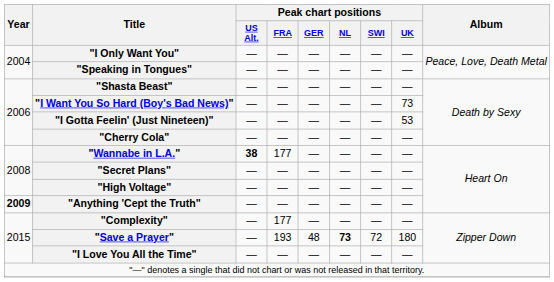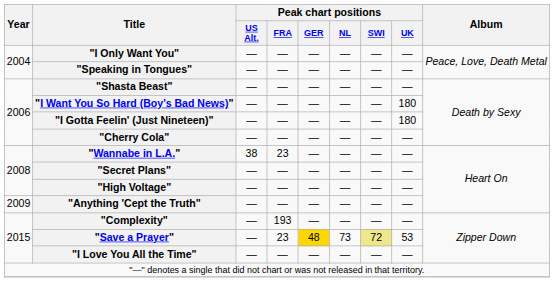(407, 103) 73 -> (407, 103) 180
(407, 120) 53 -> (407, 120) 180
(251, 154) bold -> (251, 154) normal
(283, 154) 177 -> (283, 154) 23
(19, 204) bold -> (19, 204) normal
(283, 221) 177 -> (283, 221) 193
(283, 237) 193 -> (283, 237) 23
(314, 237) no background -> (314, 237) gold background
(345, 237) bold -> (345, 237) normal
(376, 237) no background -> (376, 237) khaki background
(407, 237) 180 -> (407, 237) 53
